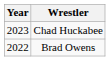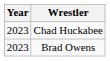(18, 47) 2022 -> (18, 47) 2023
